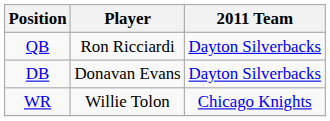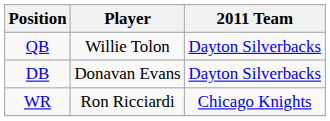(128, 46) Ron Ricciardi -> (128, 46) Willie Tolon
(128, 102) Willie Tolon -> (128, 102) Ron Ricciardi
